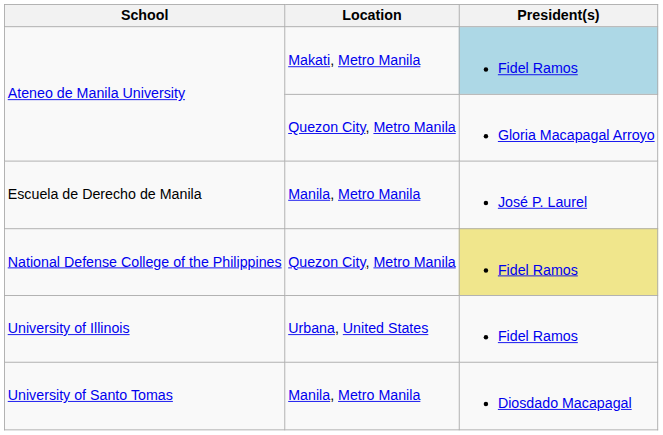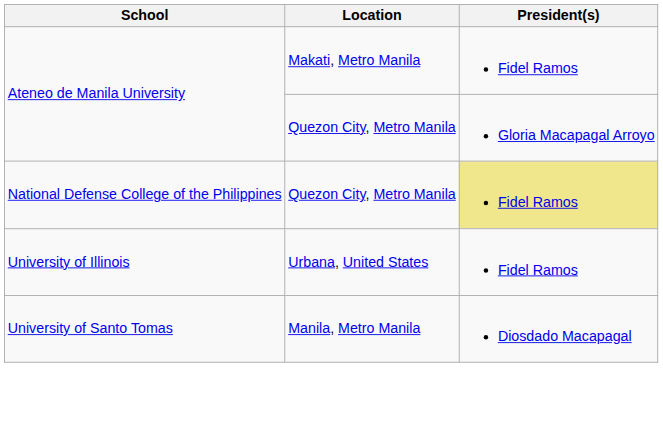(558, 69) lightblue background -> (558, 69) no background
- row: (105, 194)
